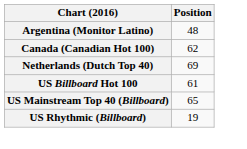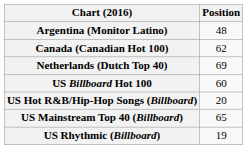(193, 83) 61 -> (221, 83) 60
+ row: (102, 100)
